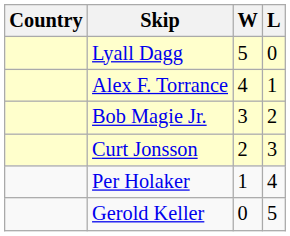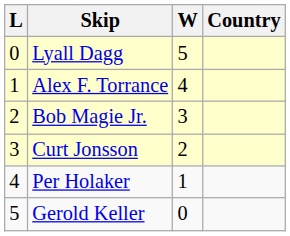columns swapped: (46, 20) <-> (274, 20)
